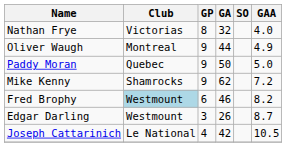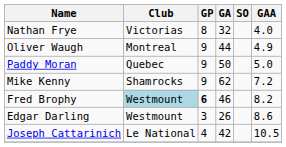(204, 99) normal -> (204, 99) bold
(263, 116) 8.7 -> (263, 116) 8.6
